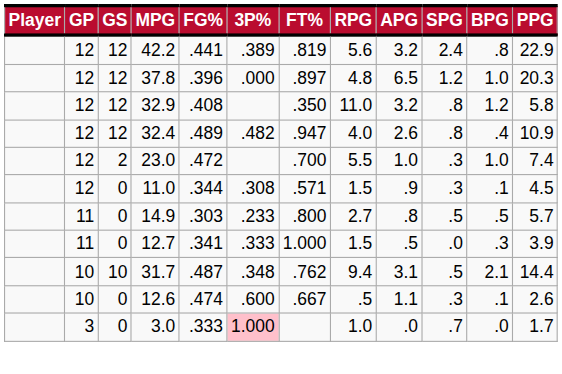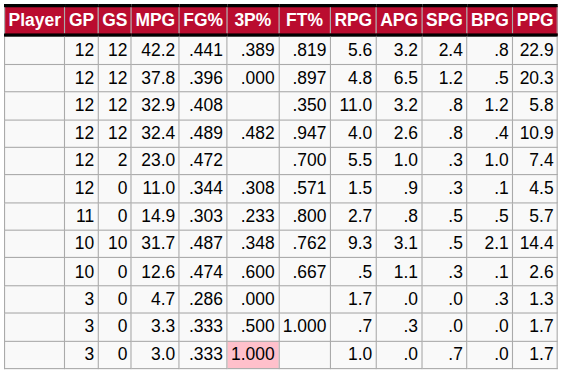(497, 78) 1.0 -> (501, 78) .5
- row: (158, 243)
(360, 271) 9.4 -> (360, 243) 9.3
+ row: (163, 299)
+ row: (163, 326)
